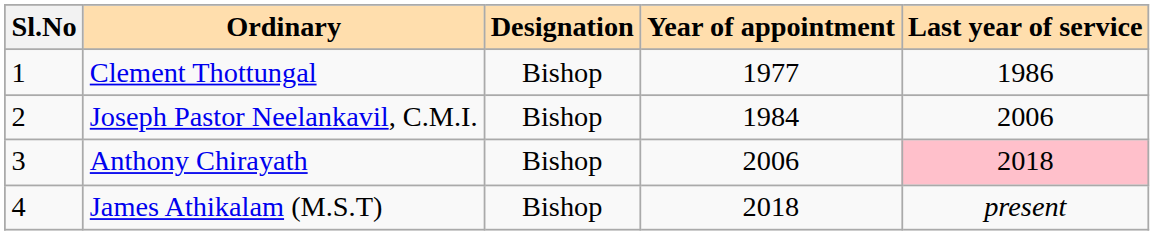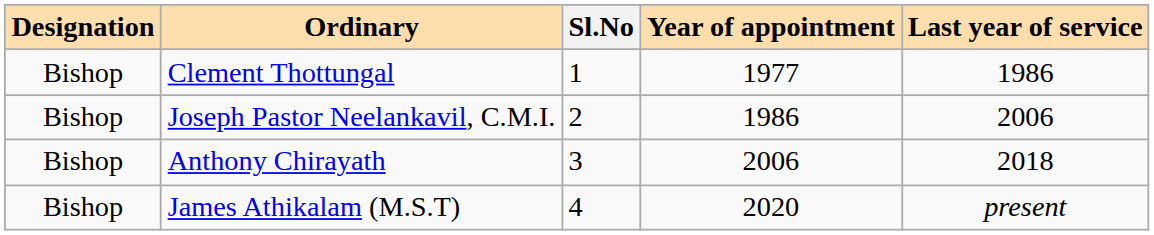columns swapped: (44, 26) <-> (562, 26)
(771, 116) 1984 -> (771, 116) 1986
(1025, 161) pink background -> (1025, 161) no background
(771, 206) 2018 -> (771, 206) 2020
